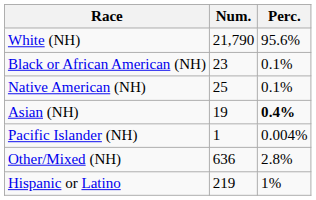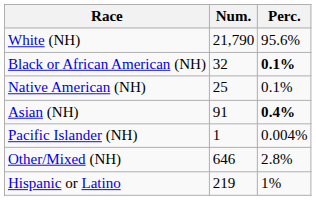(220, 64) 23 -> (220, 64) 32
(277, 64) normal -> (278, 64) bold
(220, 111) 19 -> (220, 111) 91
(224, 159) 636 -> (224, 159) 646
